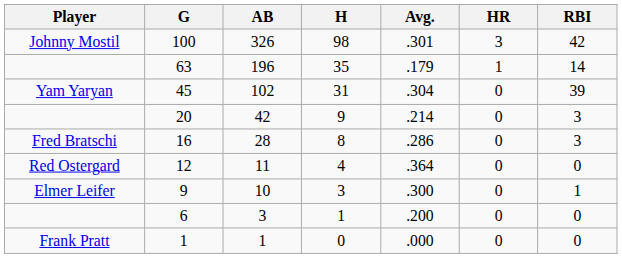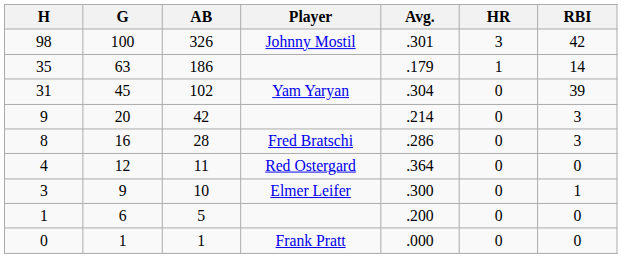columns swapped: (74, 16) <-> (341, 16)
(262, 66) 196 -> (201, 66) 186
(262, 215) 3 -> (201, 215) 5
